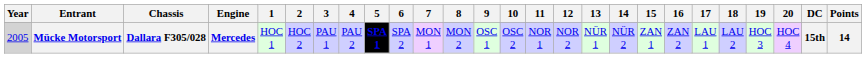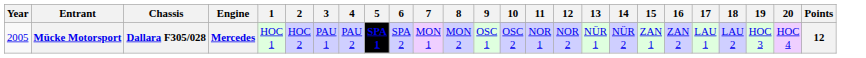- column: (815, 13)
(18, 37) lightgrey background -> (18, 37) no background
(844, 37) 14 -> (819, 37) 12
